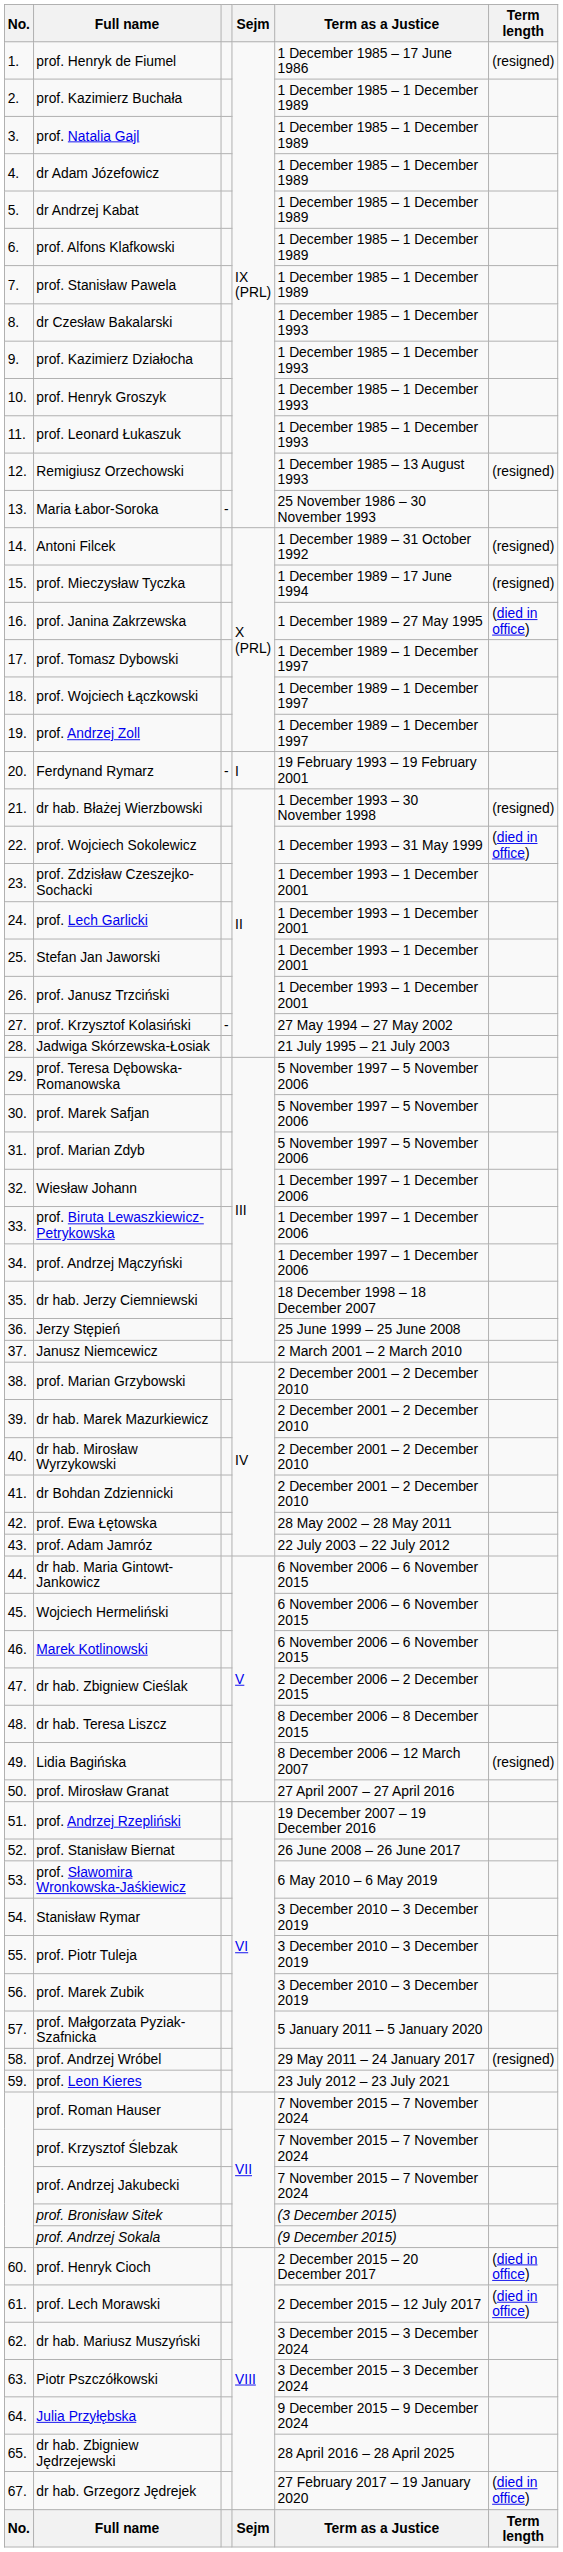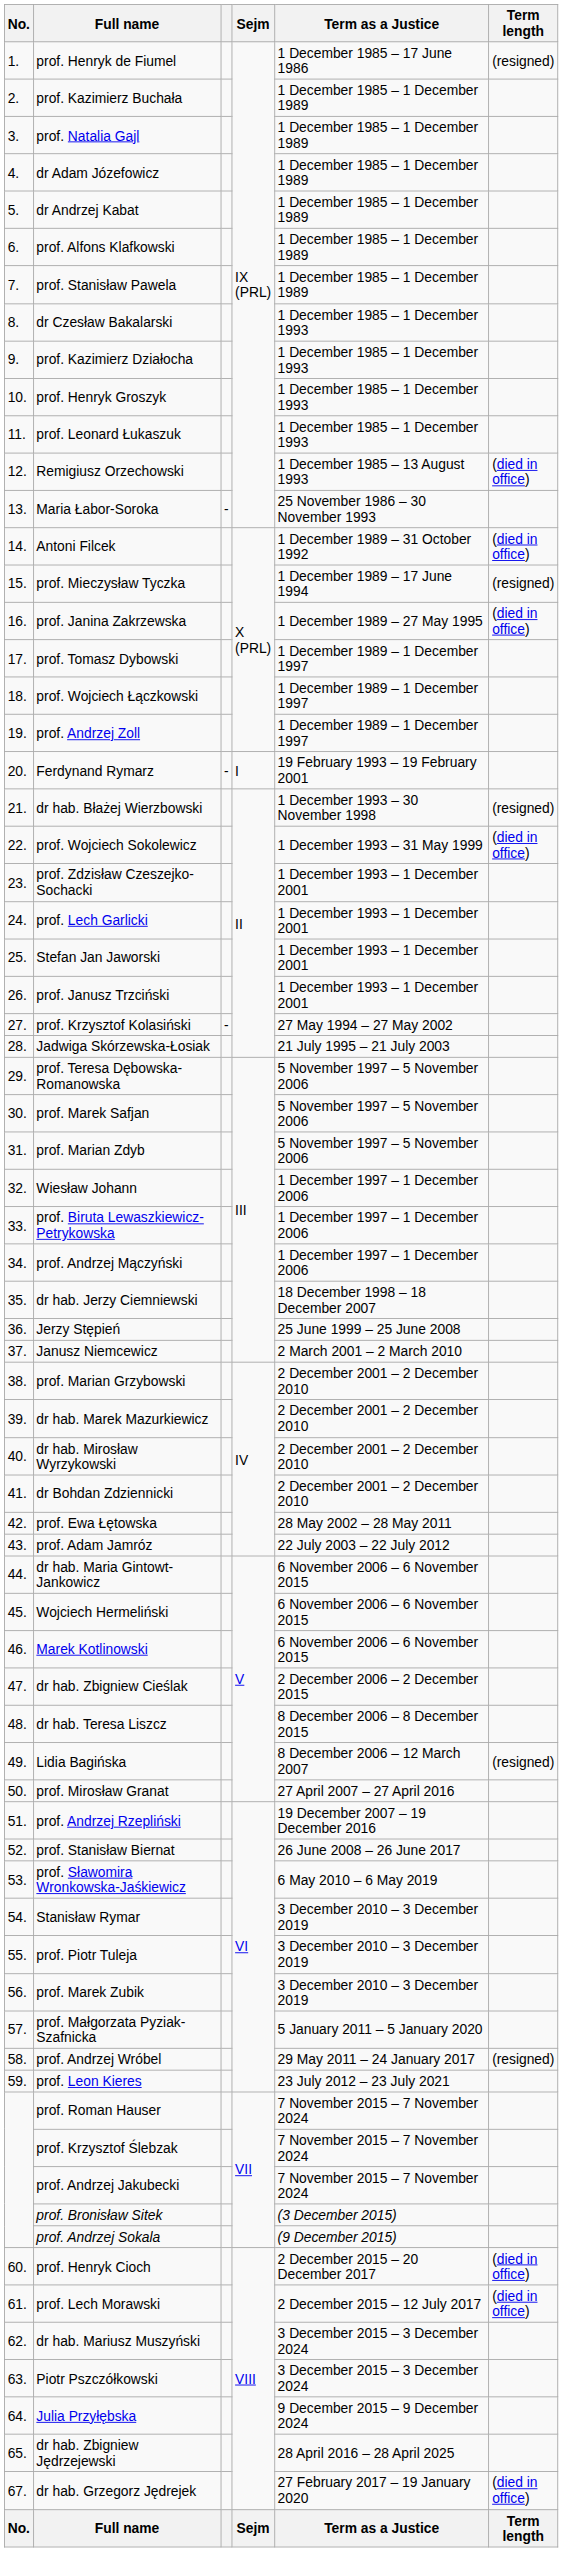(523, 472) (resigned) -> (515, 472) (died in office)
(523, 546) (resigned) -> (515, 546) (died in office)
